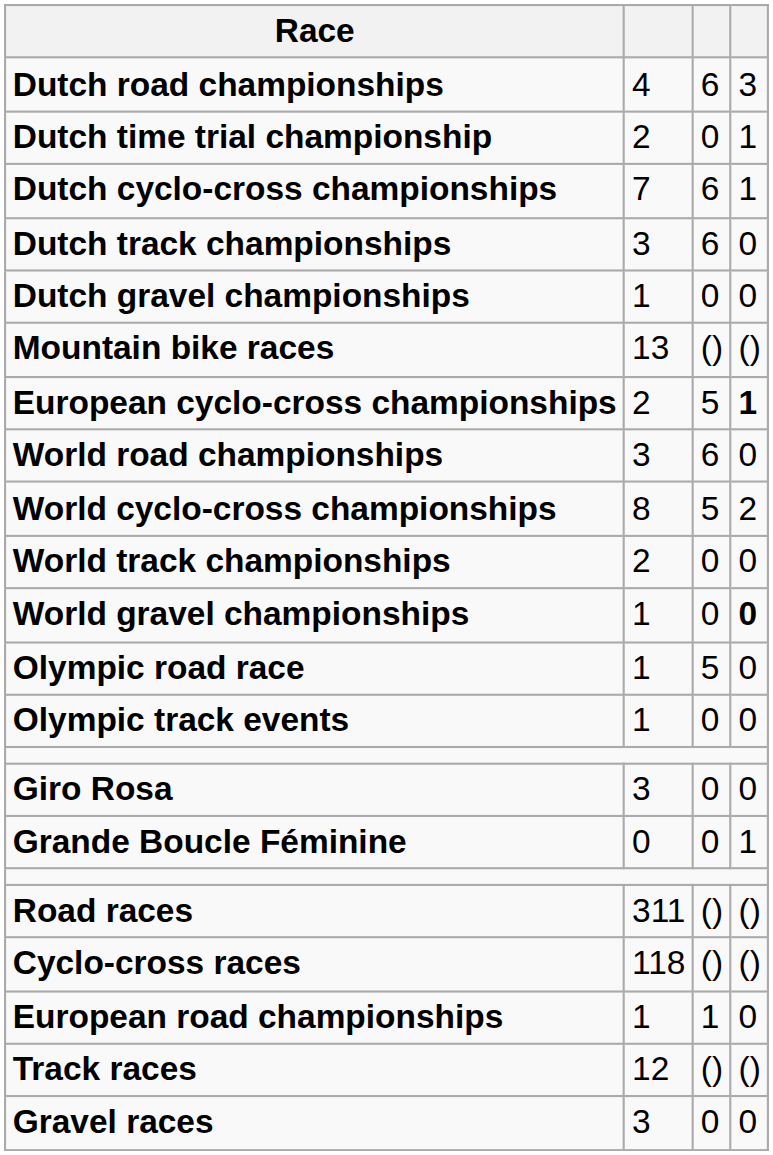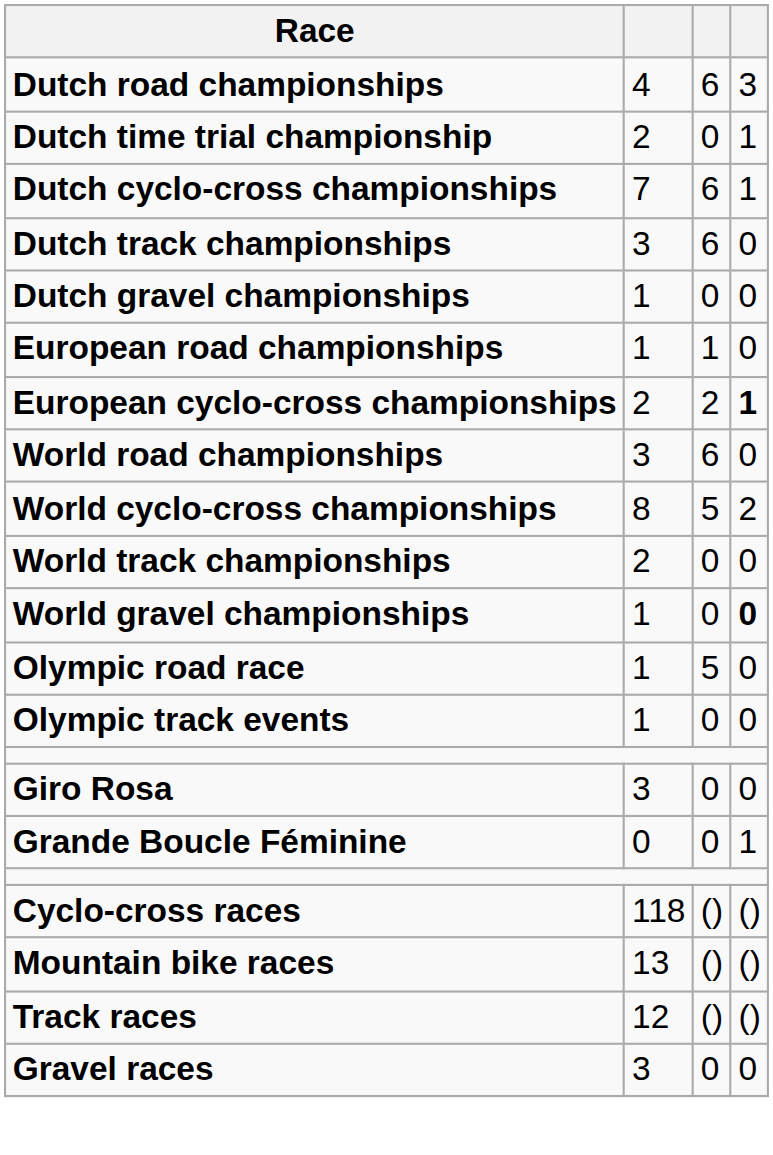rows swapped: (258, 1016) <-> (174, 349)
(710, 402) 5 -> (710, 402) 2
- row: (103, 910)
